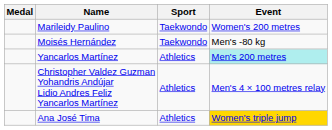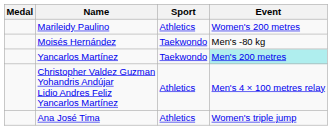(183, 27) Taekwondo -> (177, 27) Athletics
(177, 57) Athletics -> (183, 57) Taekwondo
(254, 118) gold background -> (254, 118) no background
